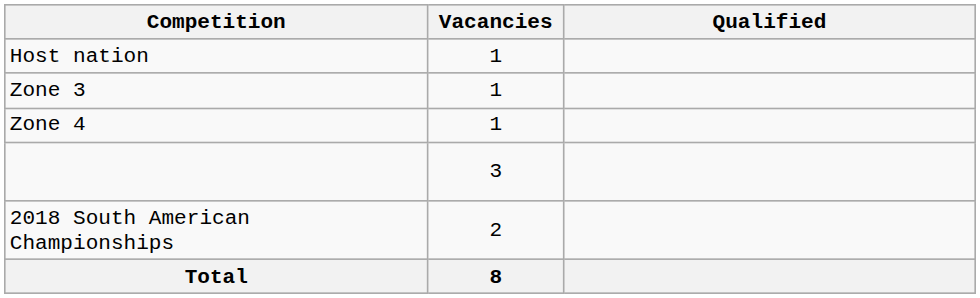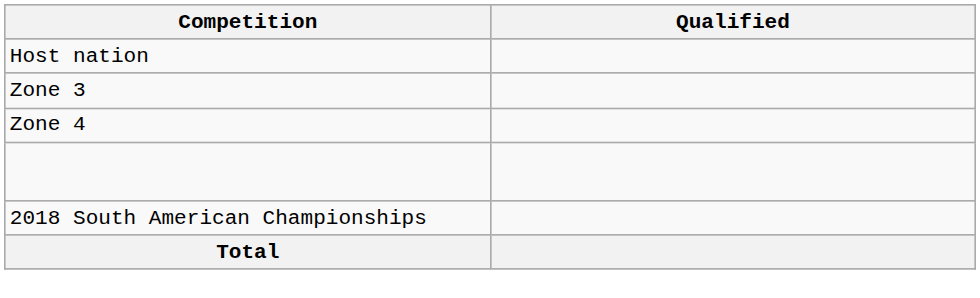- column: (496, 22)
